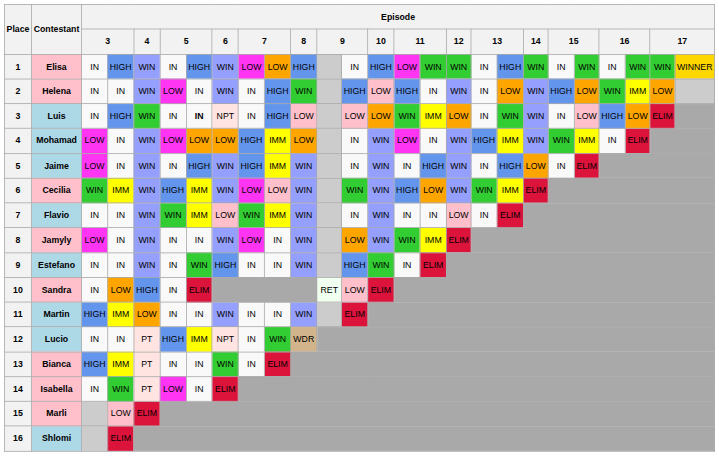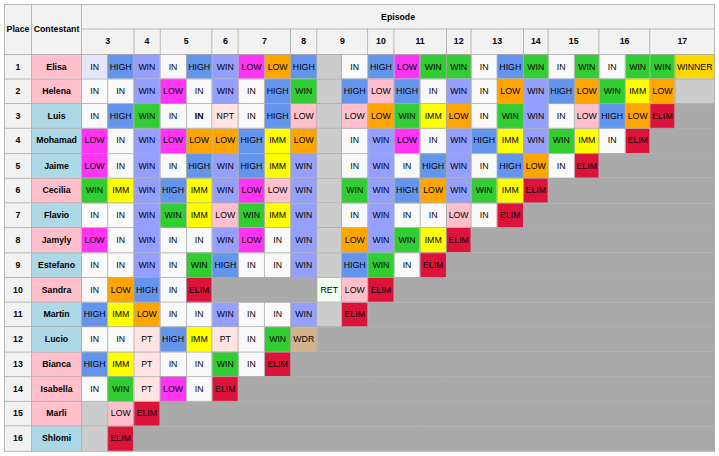(95, 66) no background -> (95, 66) lavender background
(225, 339) NPT -> (225, 339) PT
